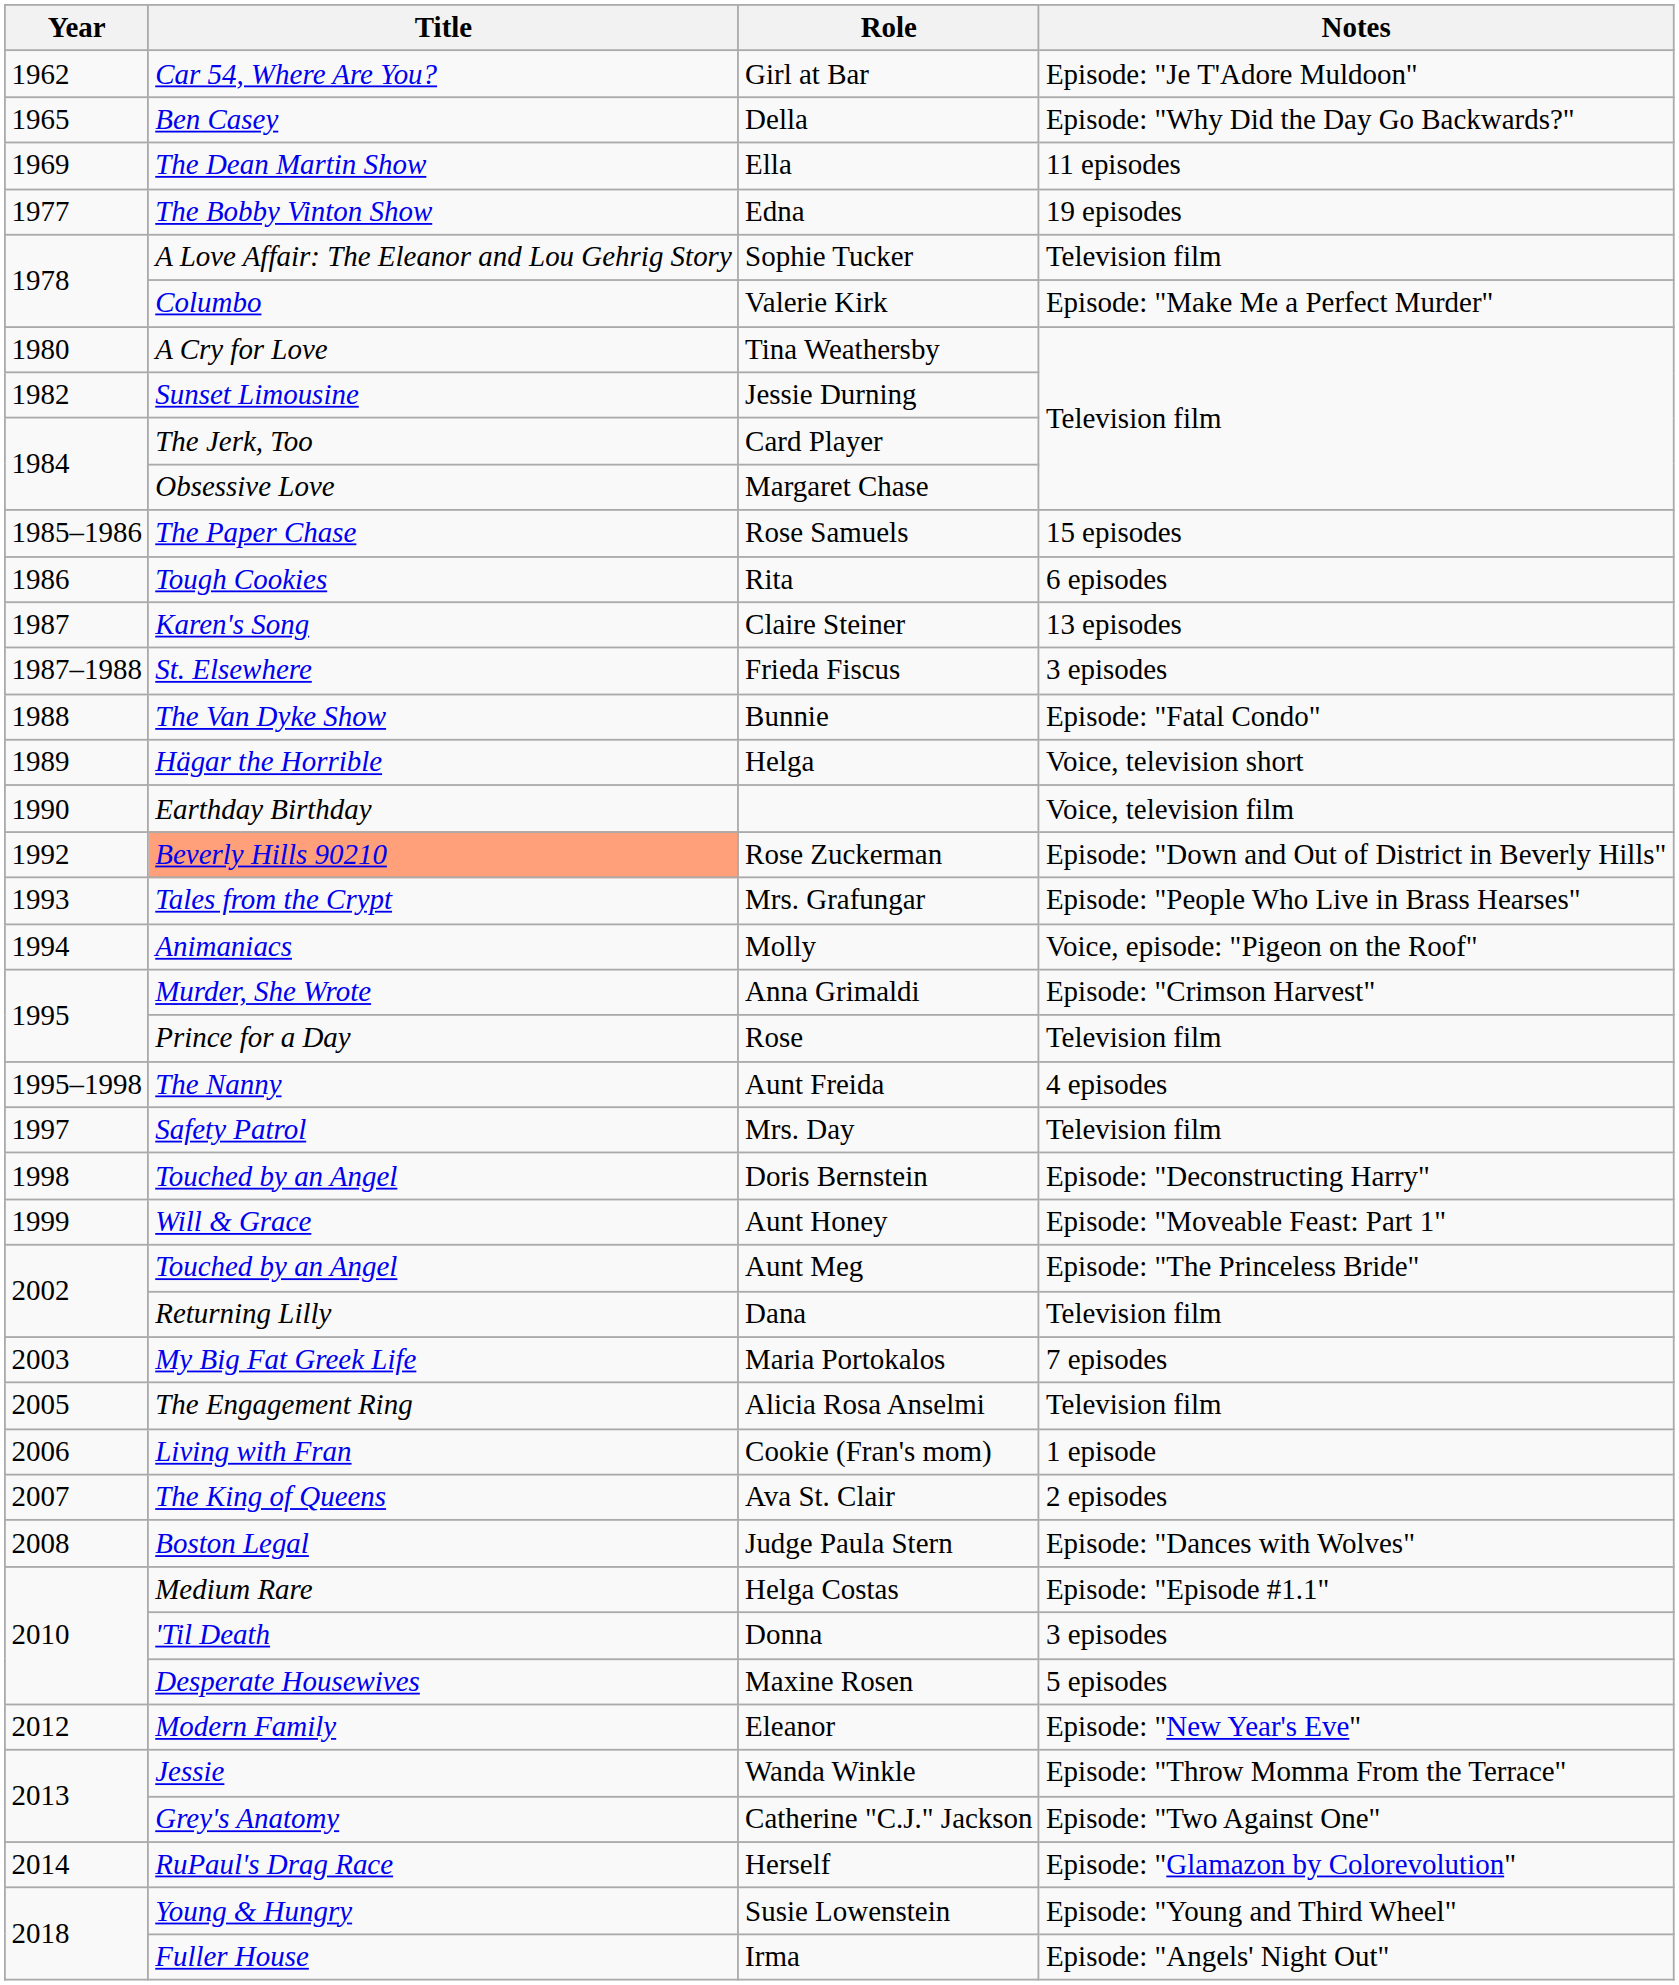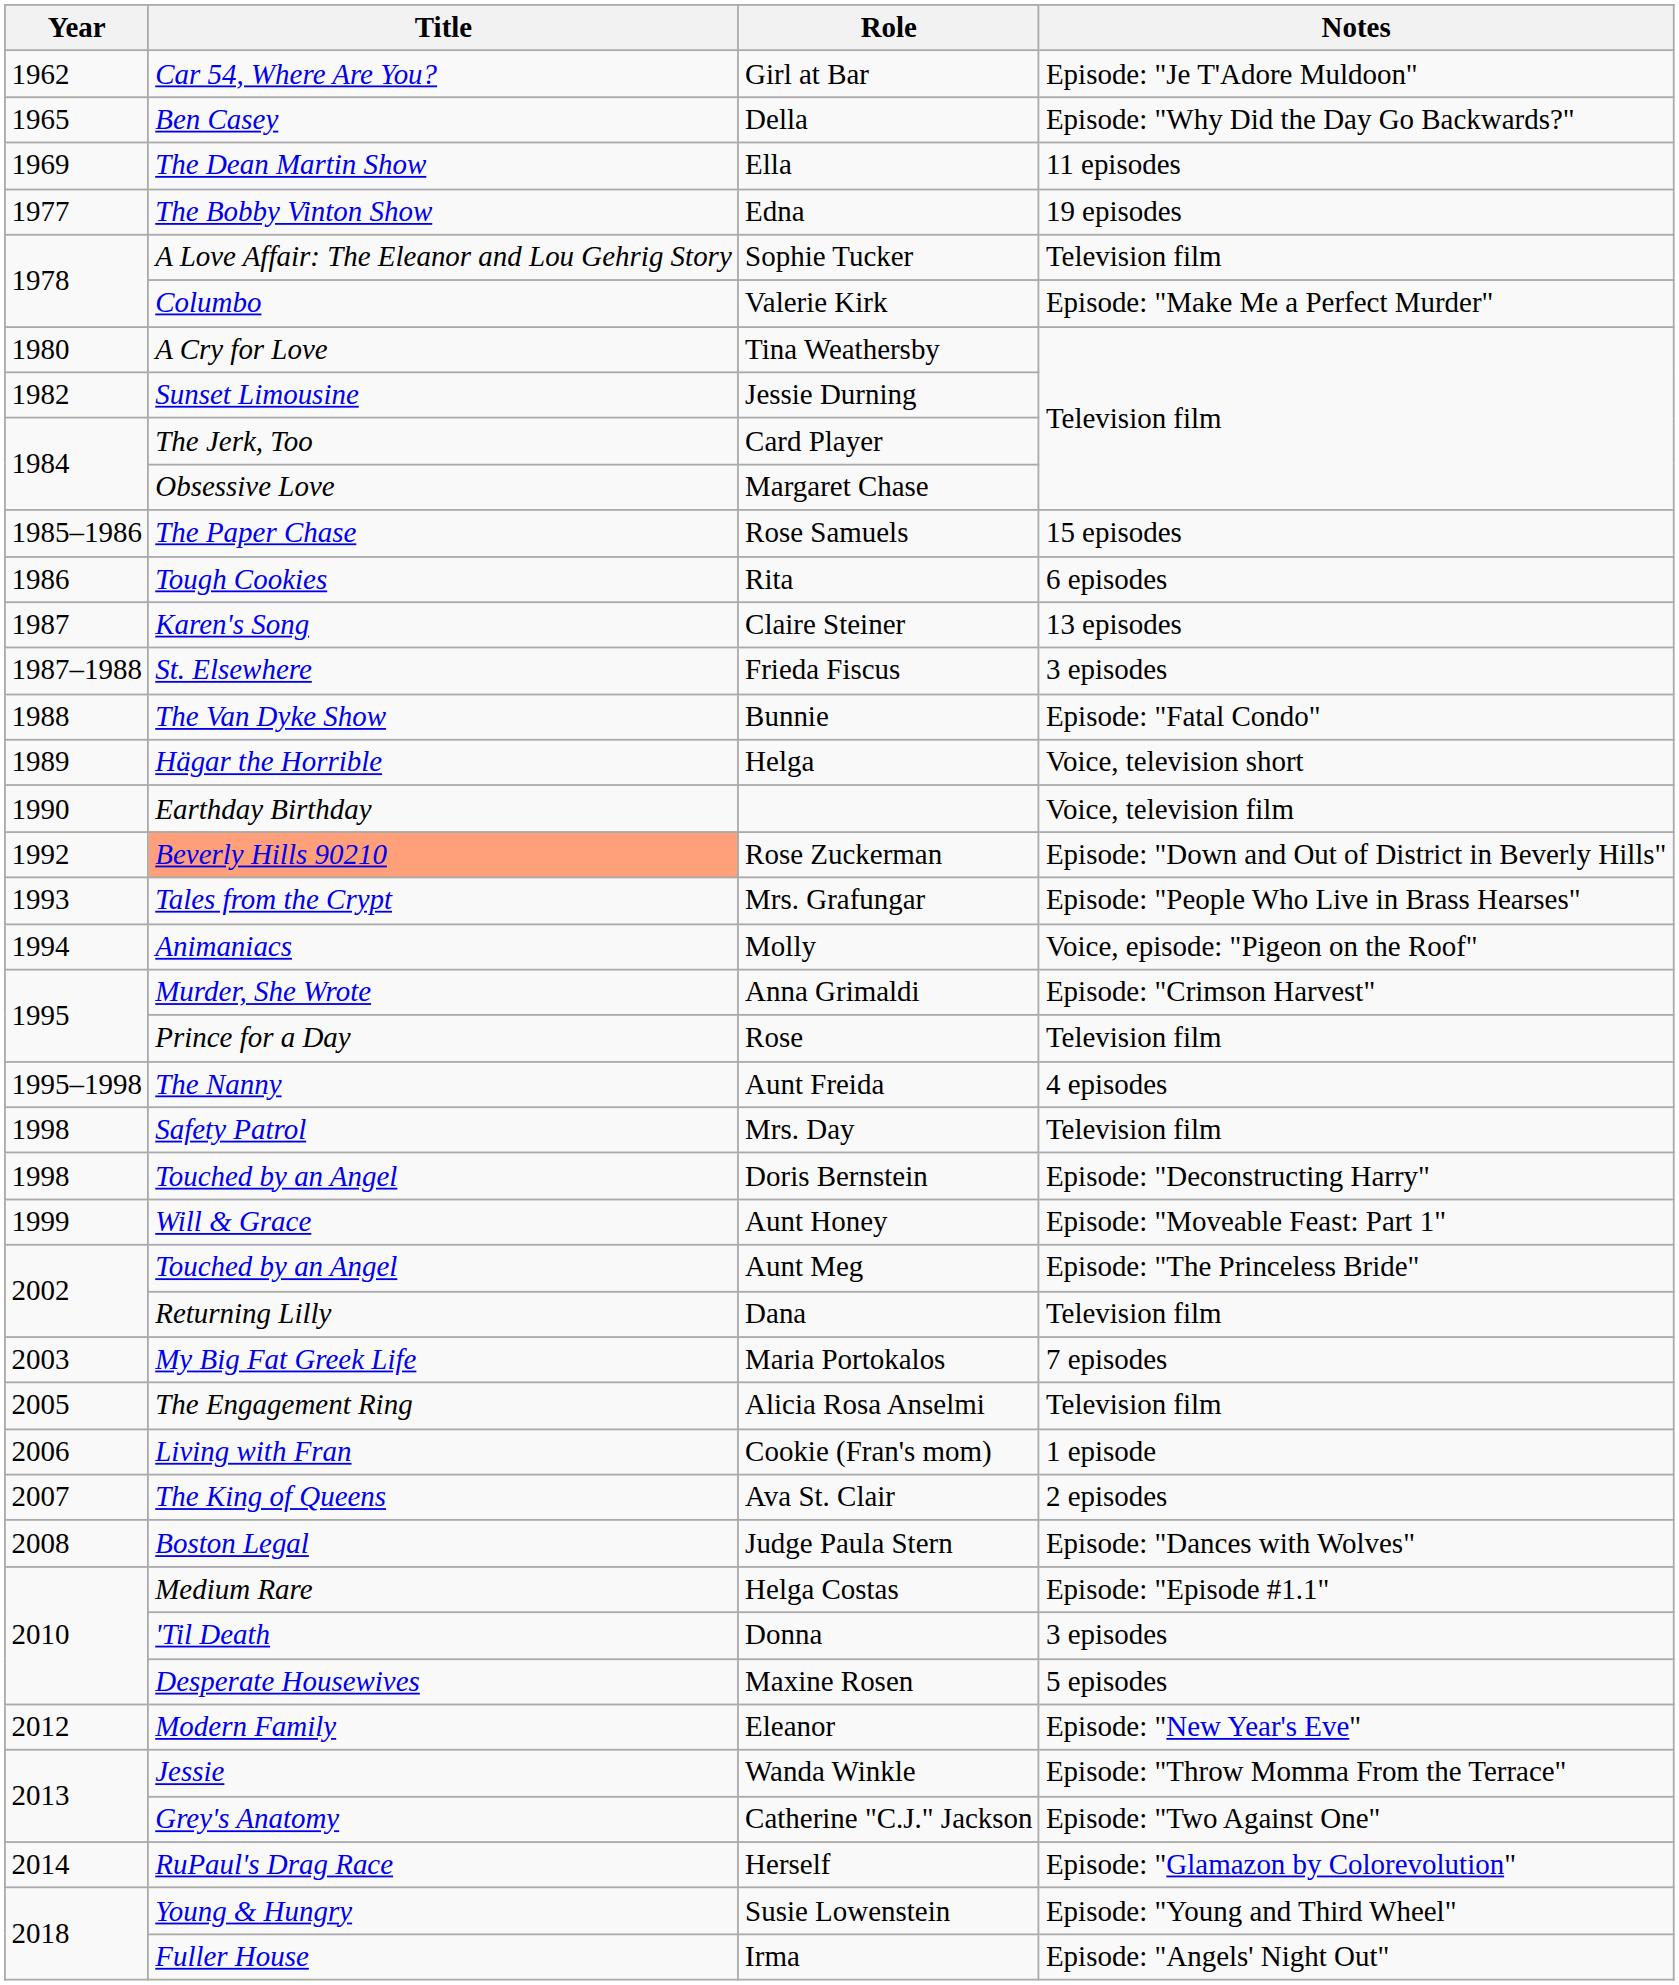(41, 1129) 1997 -> (41, 1129) 1998
